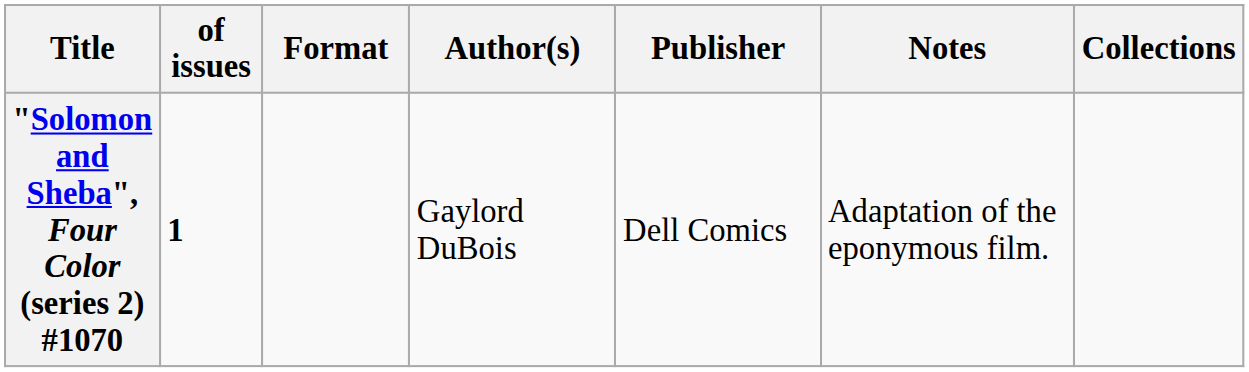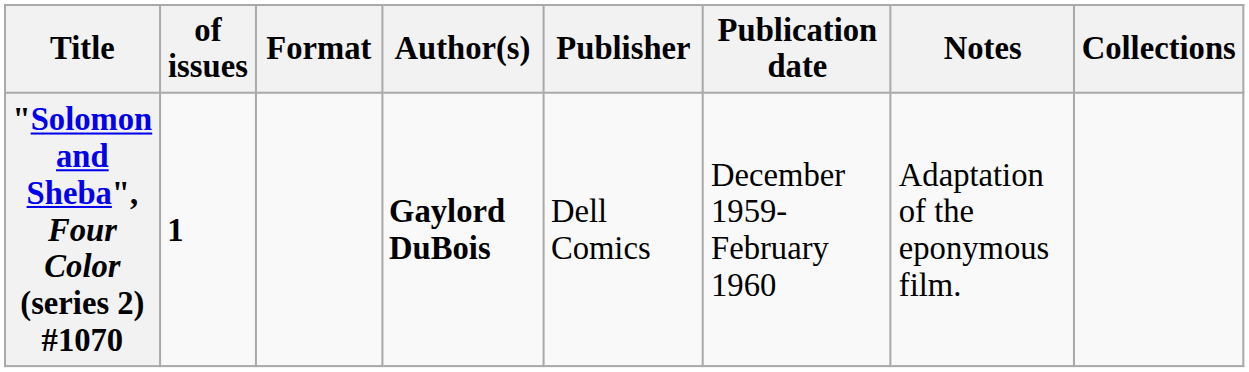+ column: (797, 48)
(470, 229) normal -> (447, 229) bold
